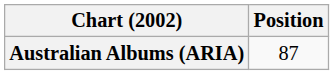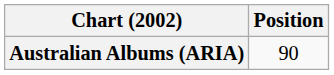(289, 52) 87 -> (289, 52) 90
